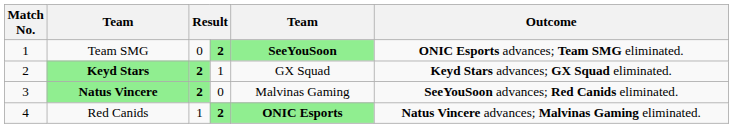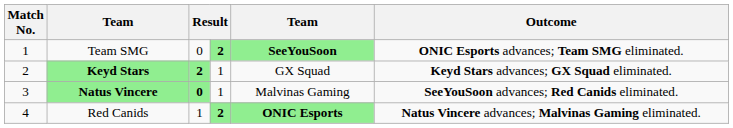(200, 92) 2 -> (200, 92) 0
(221, 92) 0 -> (221, 92) 1
